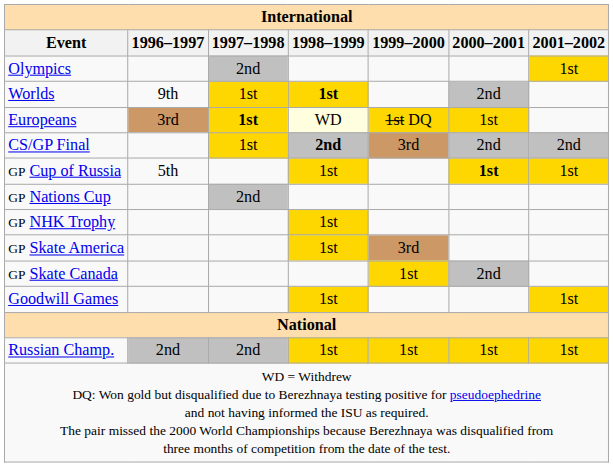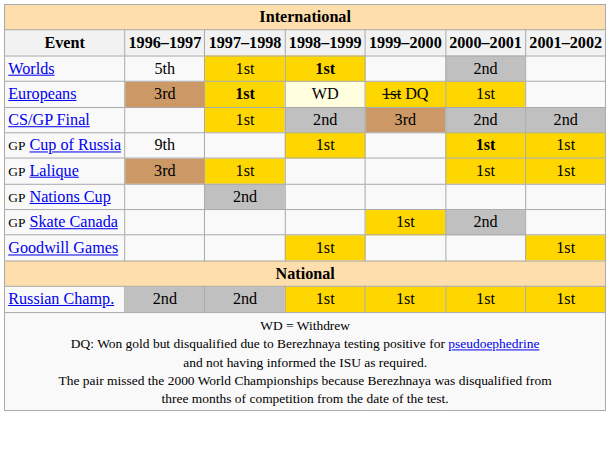- row: (40, 68)
(168, 94) 9th -> (165, 68) 5th
(328, 145) bold -> (325, 119) normal
(168, 171) 5th -> (165, 145) 9th
+ row: (44, 171)
- row: (62, 222)
- row: (66, 247)
